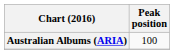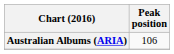(149, 40) 100 -> (149, 40) 106
